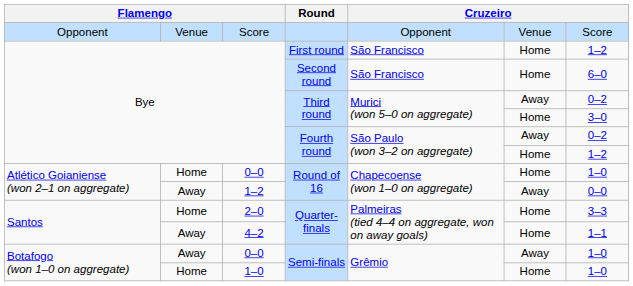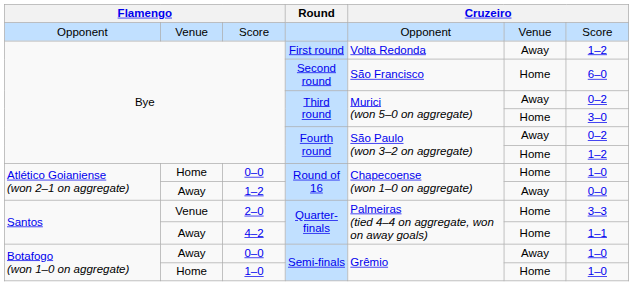(387, 50) São Francisco -> (388, 50) Volta Redonda
(535, 50) Home -> (535, 50) Away
(192, 211) Home -> (192, 211) Venue
